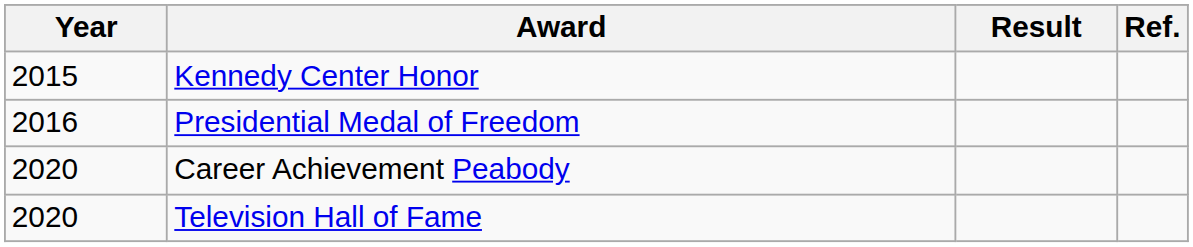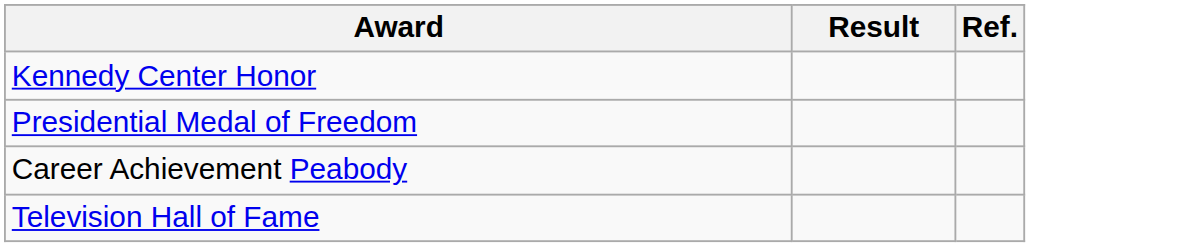- column: (86, 28)
